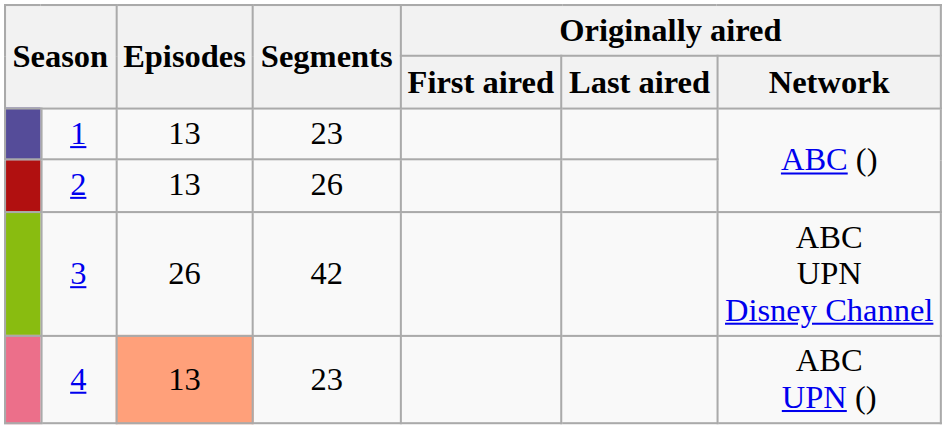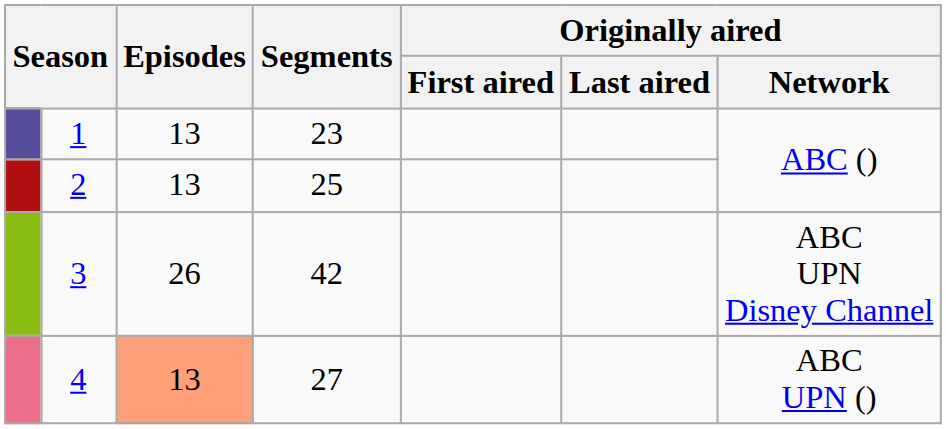(327, 184) 26 -> (327, 184) 25
(327, 379) 23 -> (327, 379) 27
